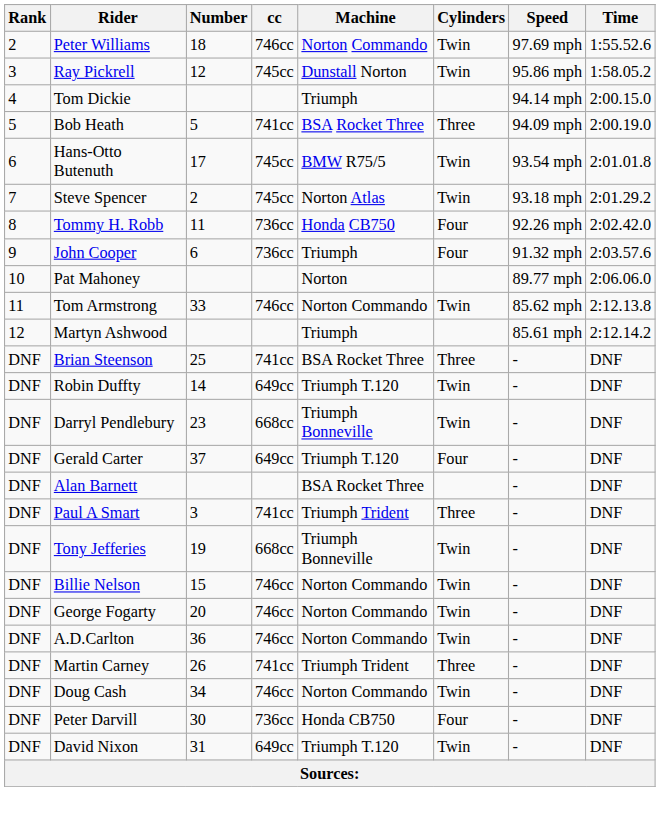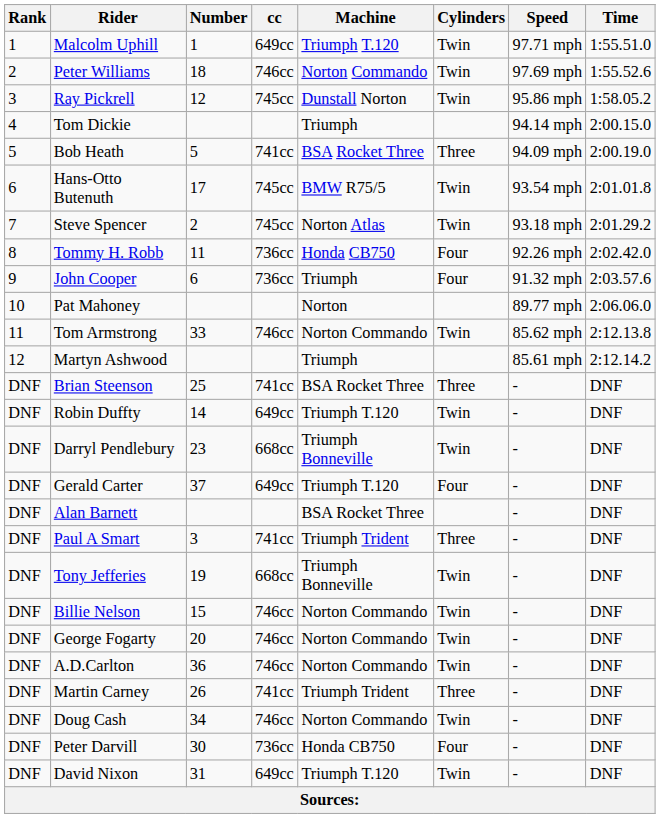+ row: (106, 44)
